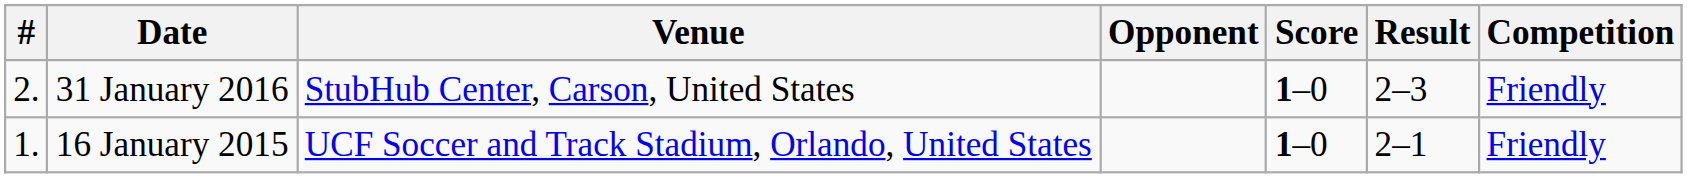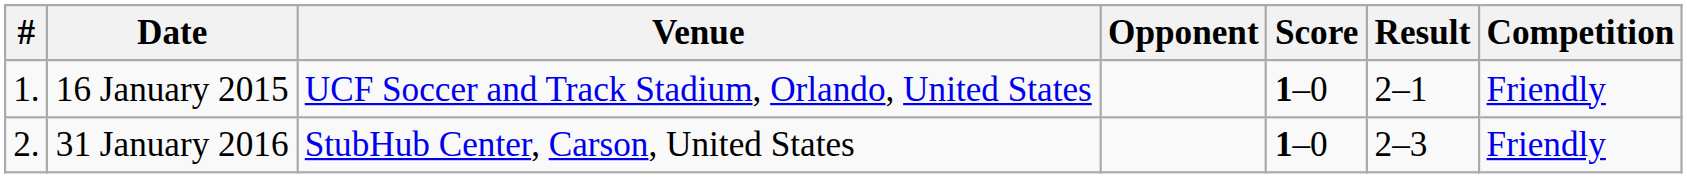rows swapped: (172, 144) <-> (172, 88)
